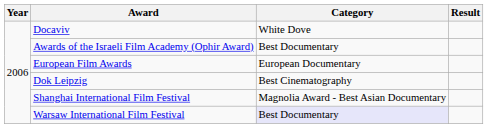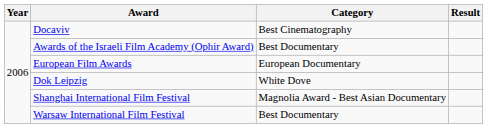(285, 30) White Dove -> (305, 30) Best Cinematography
(305, 81) Best Cinematography -> (285, 81) White Dove
(299, 115) lavender background -> (299, 115) no background
